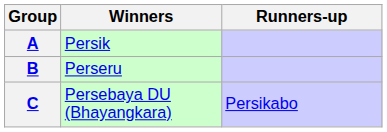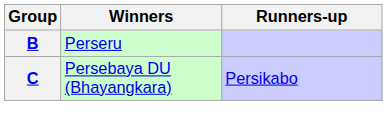- row: (33, 43)
